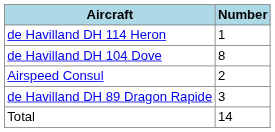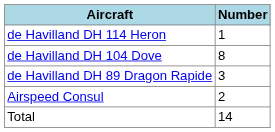rows swapped: (110, 96) <-> (55, 76)
